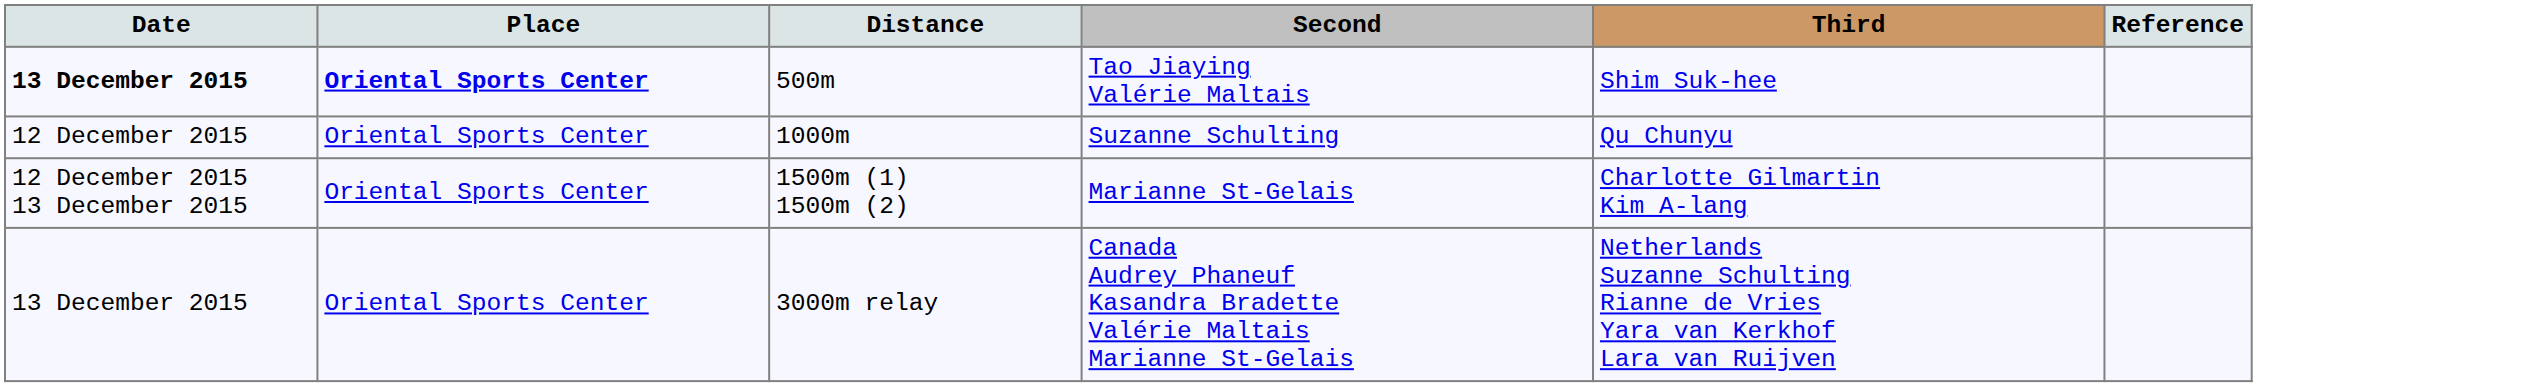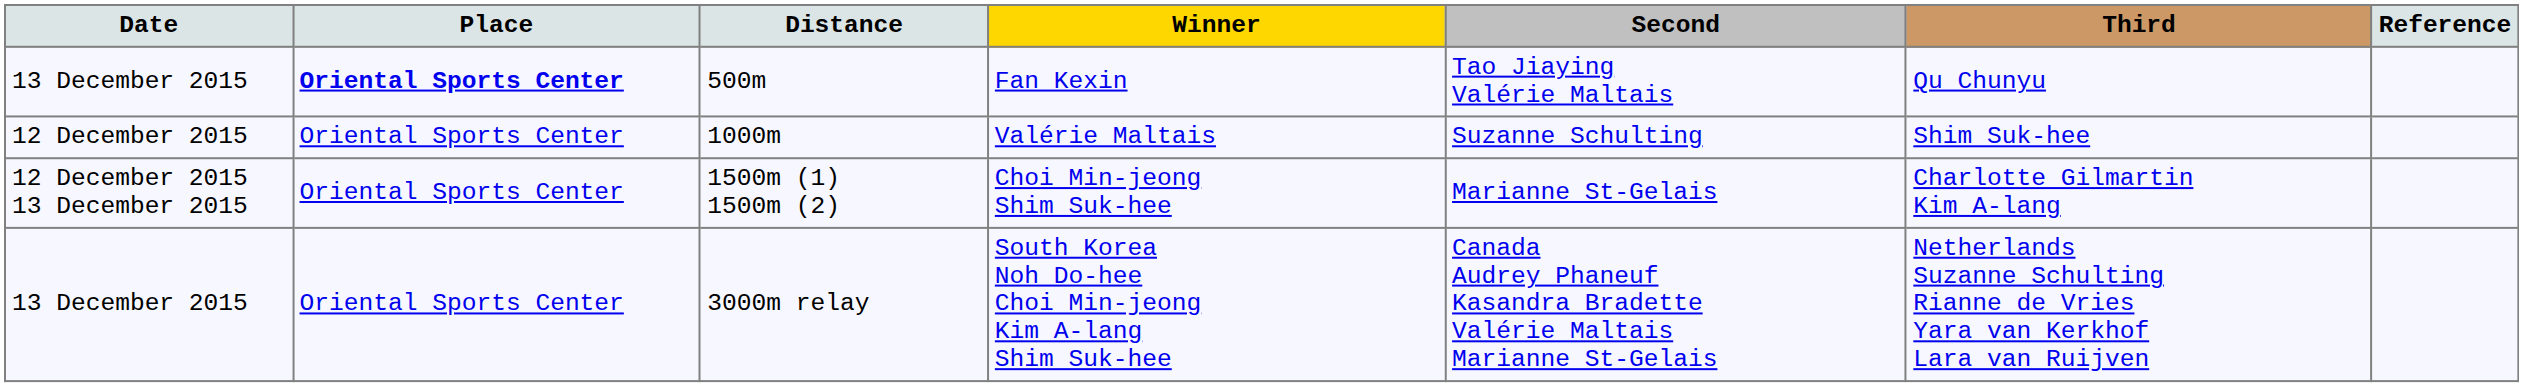+ column: (1216, 26)
(130, 82) bold -> (130, 82) normal
(1688, 82) Shim Suk-hee -> (1980, 82) Qu Chunyu
(1666, 137) Qu Chunyu -> (2002, 137) Shim Suk-hee
